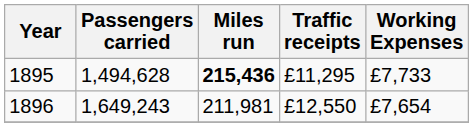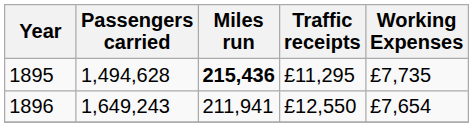(401, 74) £7,733 -> (401, 74) £7,735
(238, 106) 211,981 -> (238, 106) 211,941
